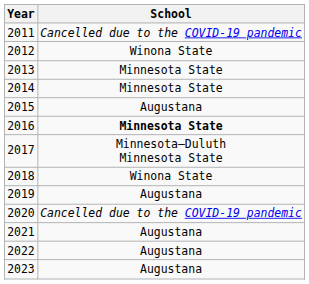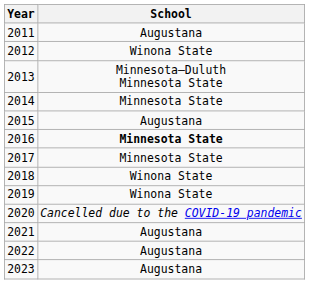(171, 32) Cancelled due to the COVID-19 pandemic -> (171, 32) Augustana
(171, 70) Minnesota State -> (171, 76) Minnesota–Duluth Minnesota State
(171, 151) Minnesota–Duluth Minnesota State -> (171, 157) Minnesota State
(171, 195) Augustana -> (171, 195) Winona State
